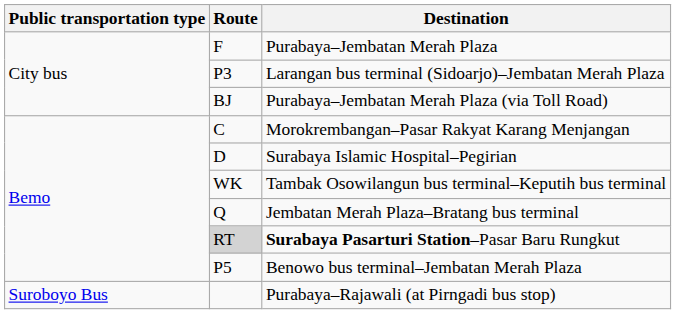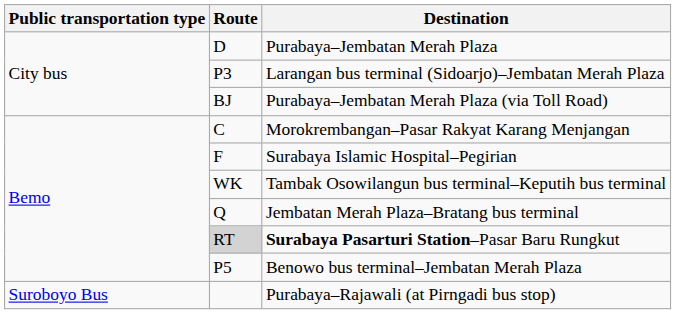(218, 45) F -> (220, 45) D
(220, 156) D -> (218, 156) F
